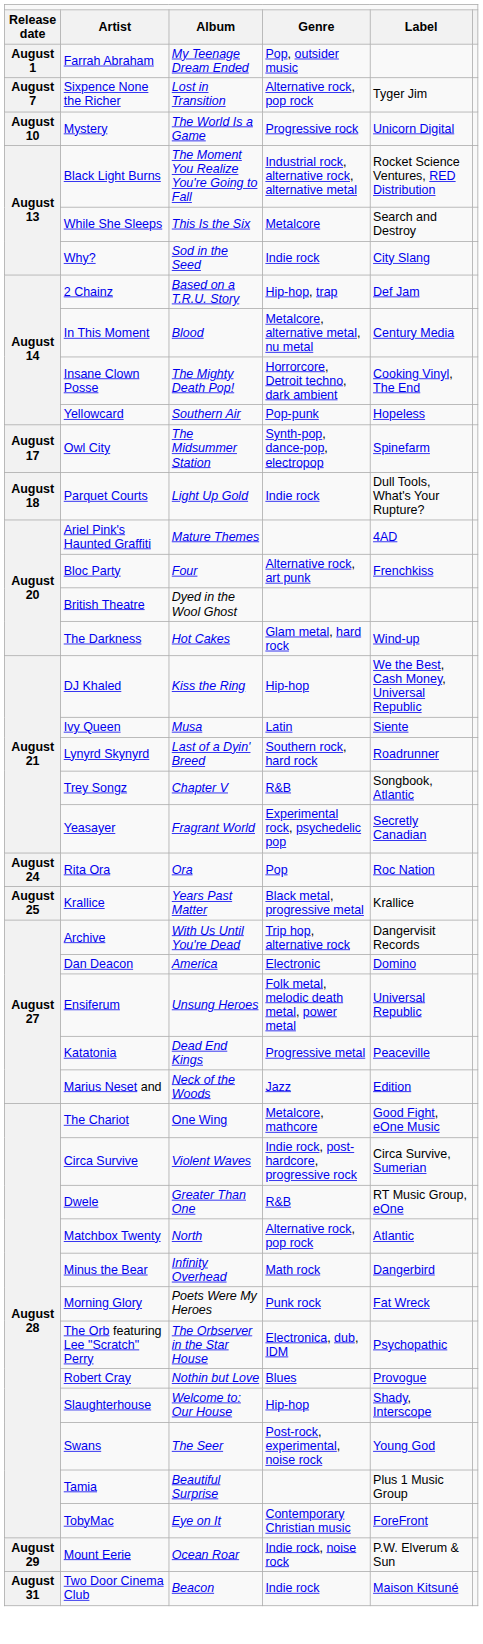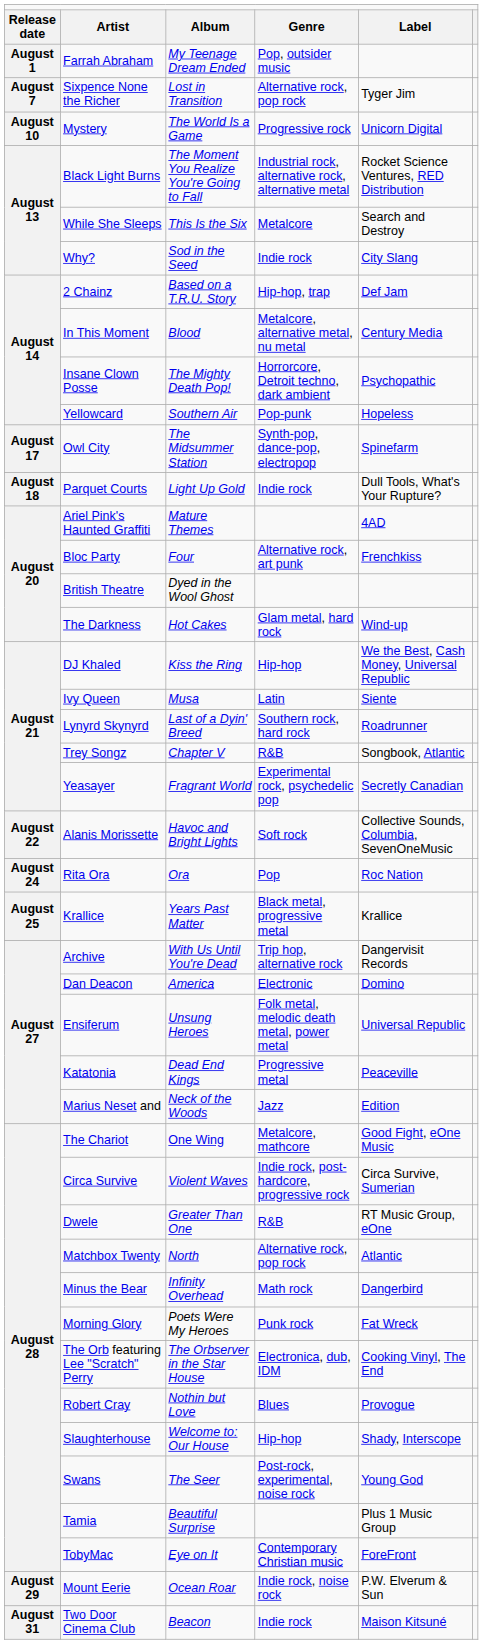(413, 380) Cooking Vinyl, The End -> (398, 380) Psychopathic
+ row: (111, 834)
(410, 1344) Psychopathic -> (413, 1364) Cooking Vinyl, The End
